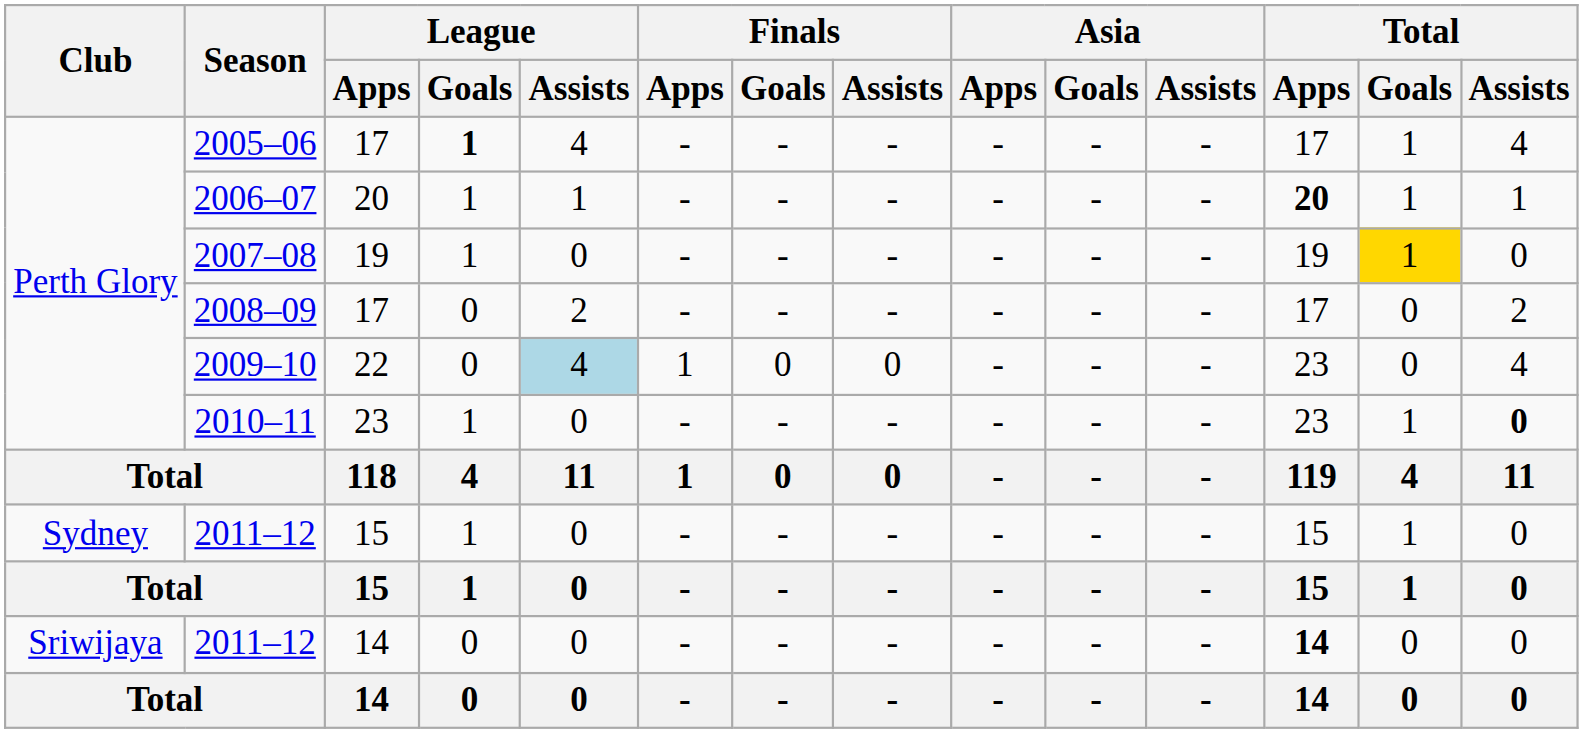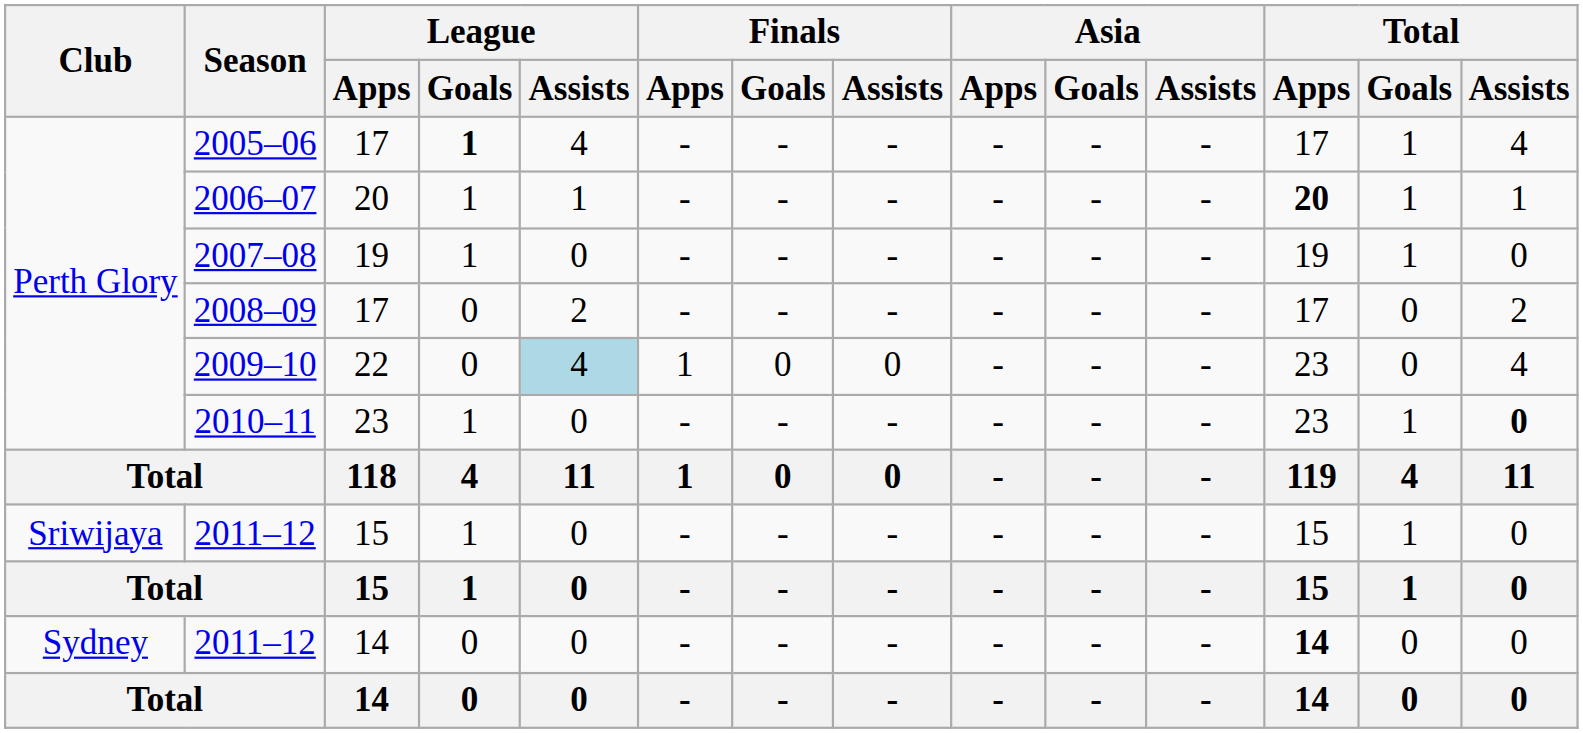(1409, 254) gold background -> (1409, 254) no background
(95, 532) Sydney -> (95, 532) Sriwijaya
(95, 643) Sriwijaya -> (95, 643) Sydney
